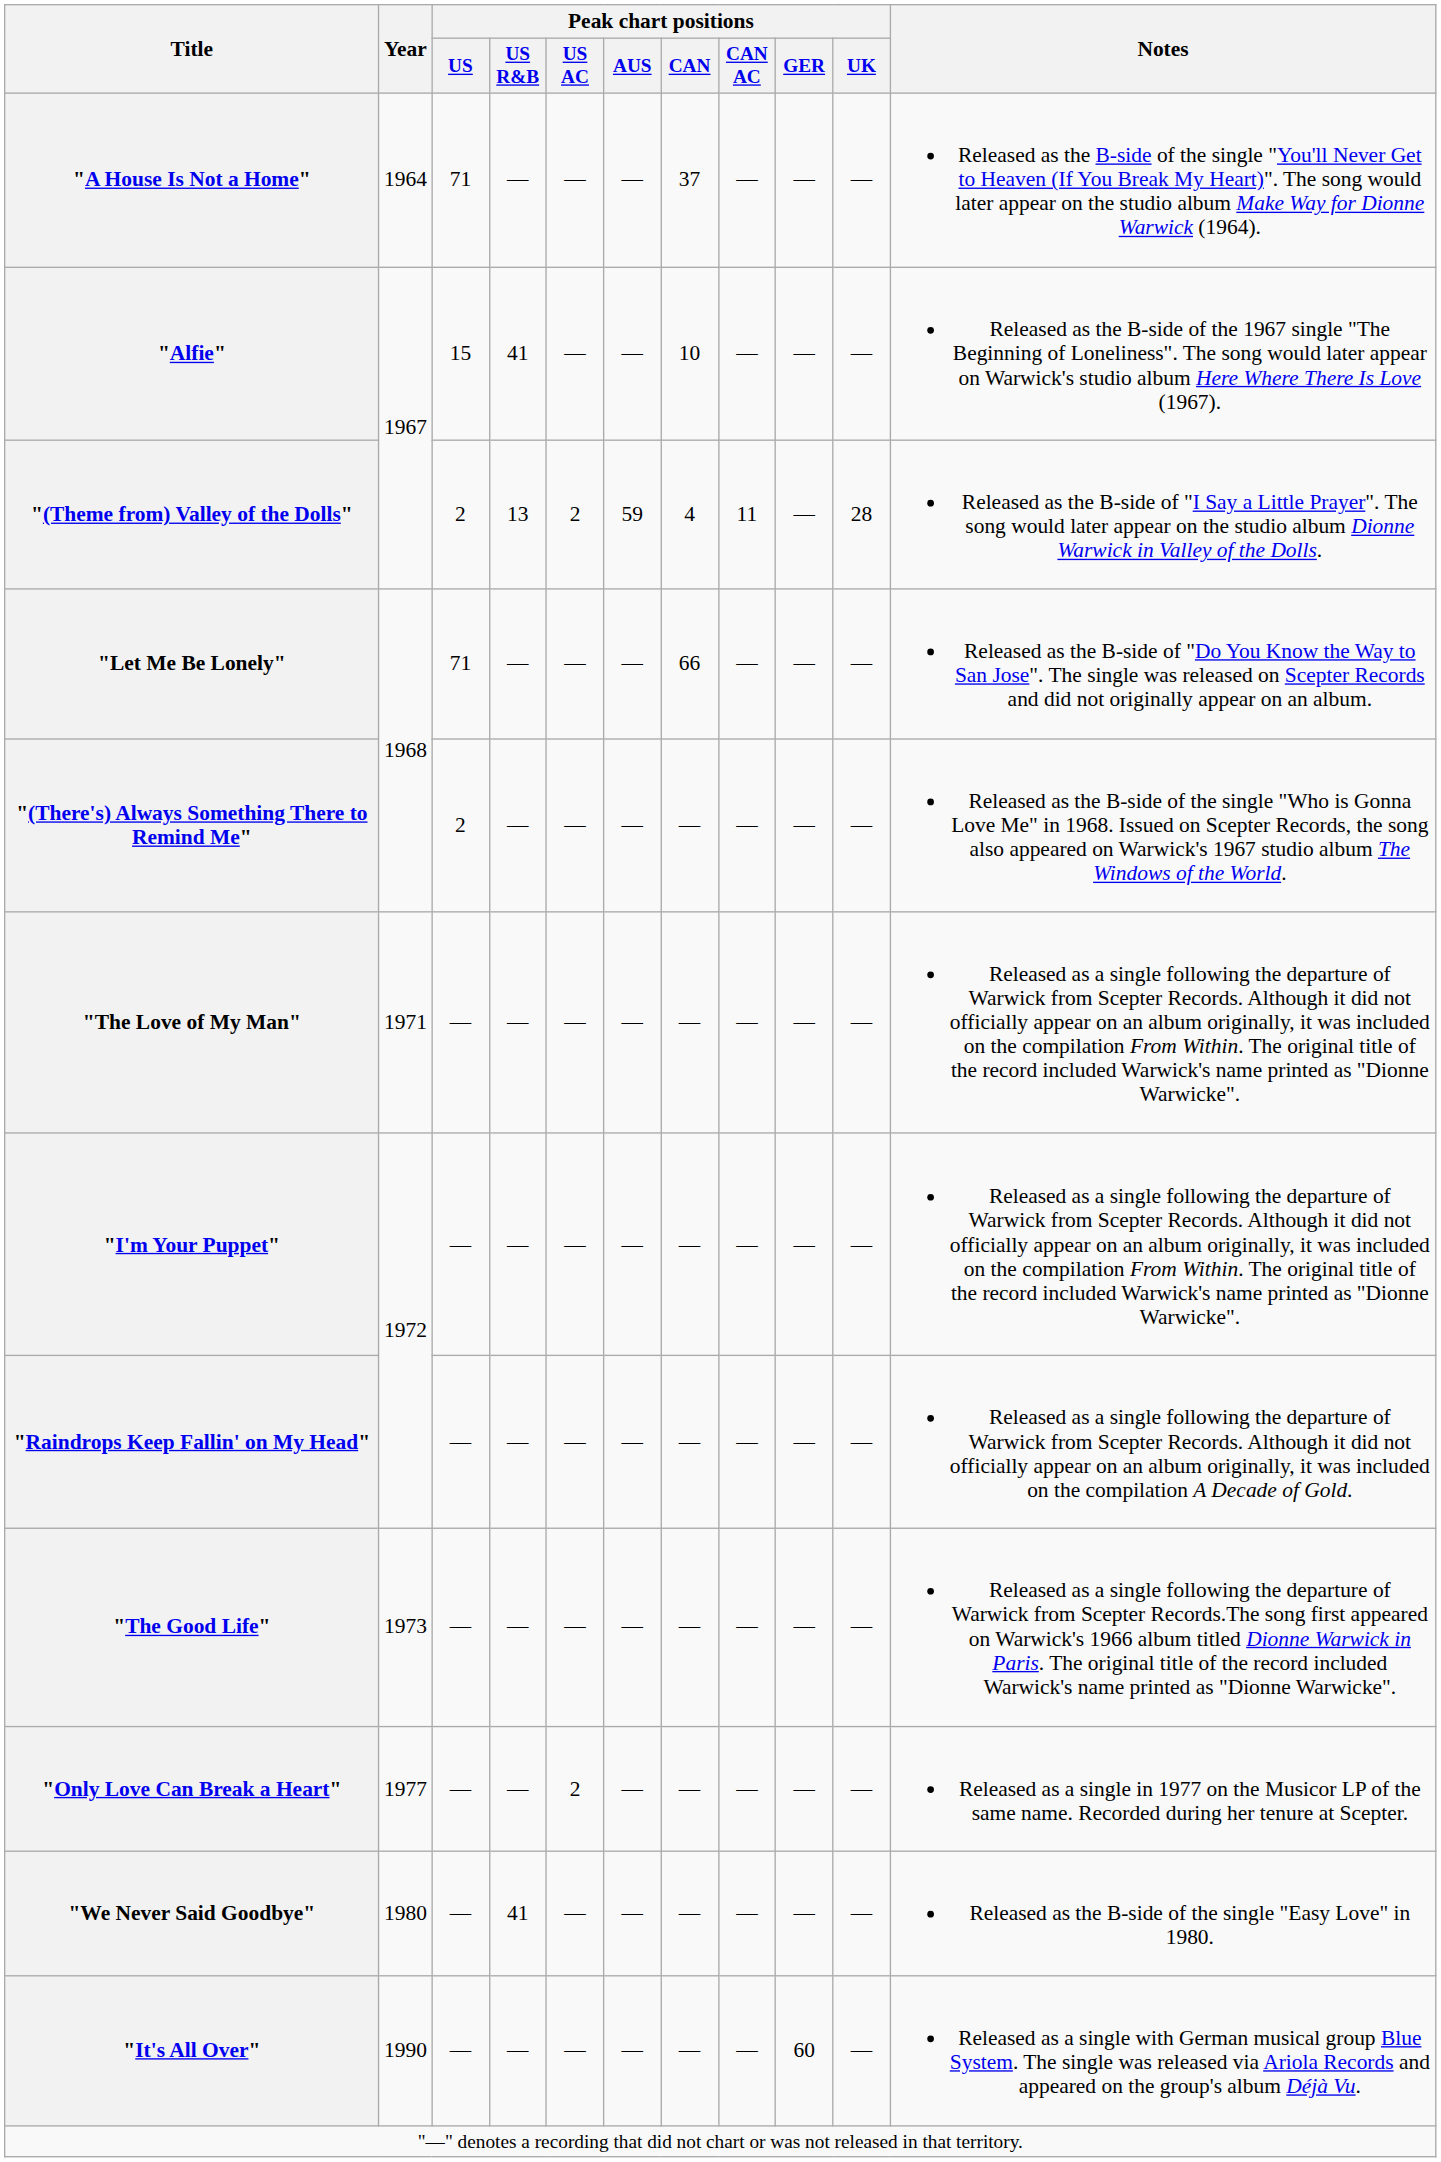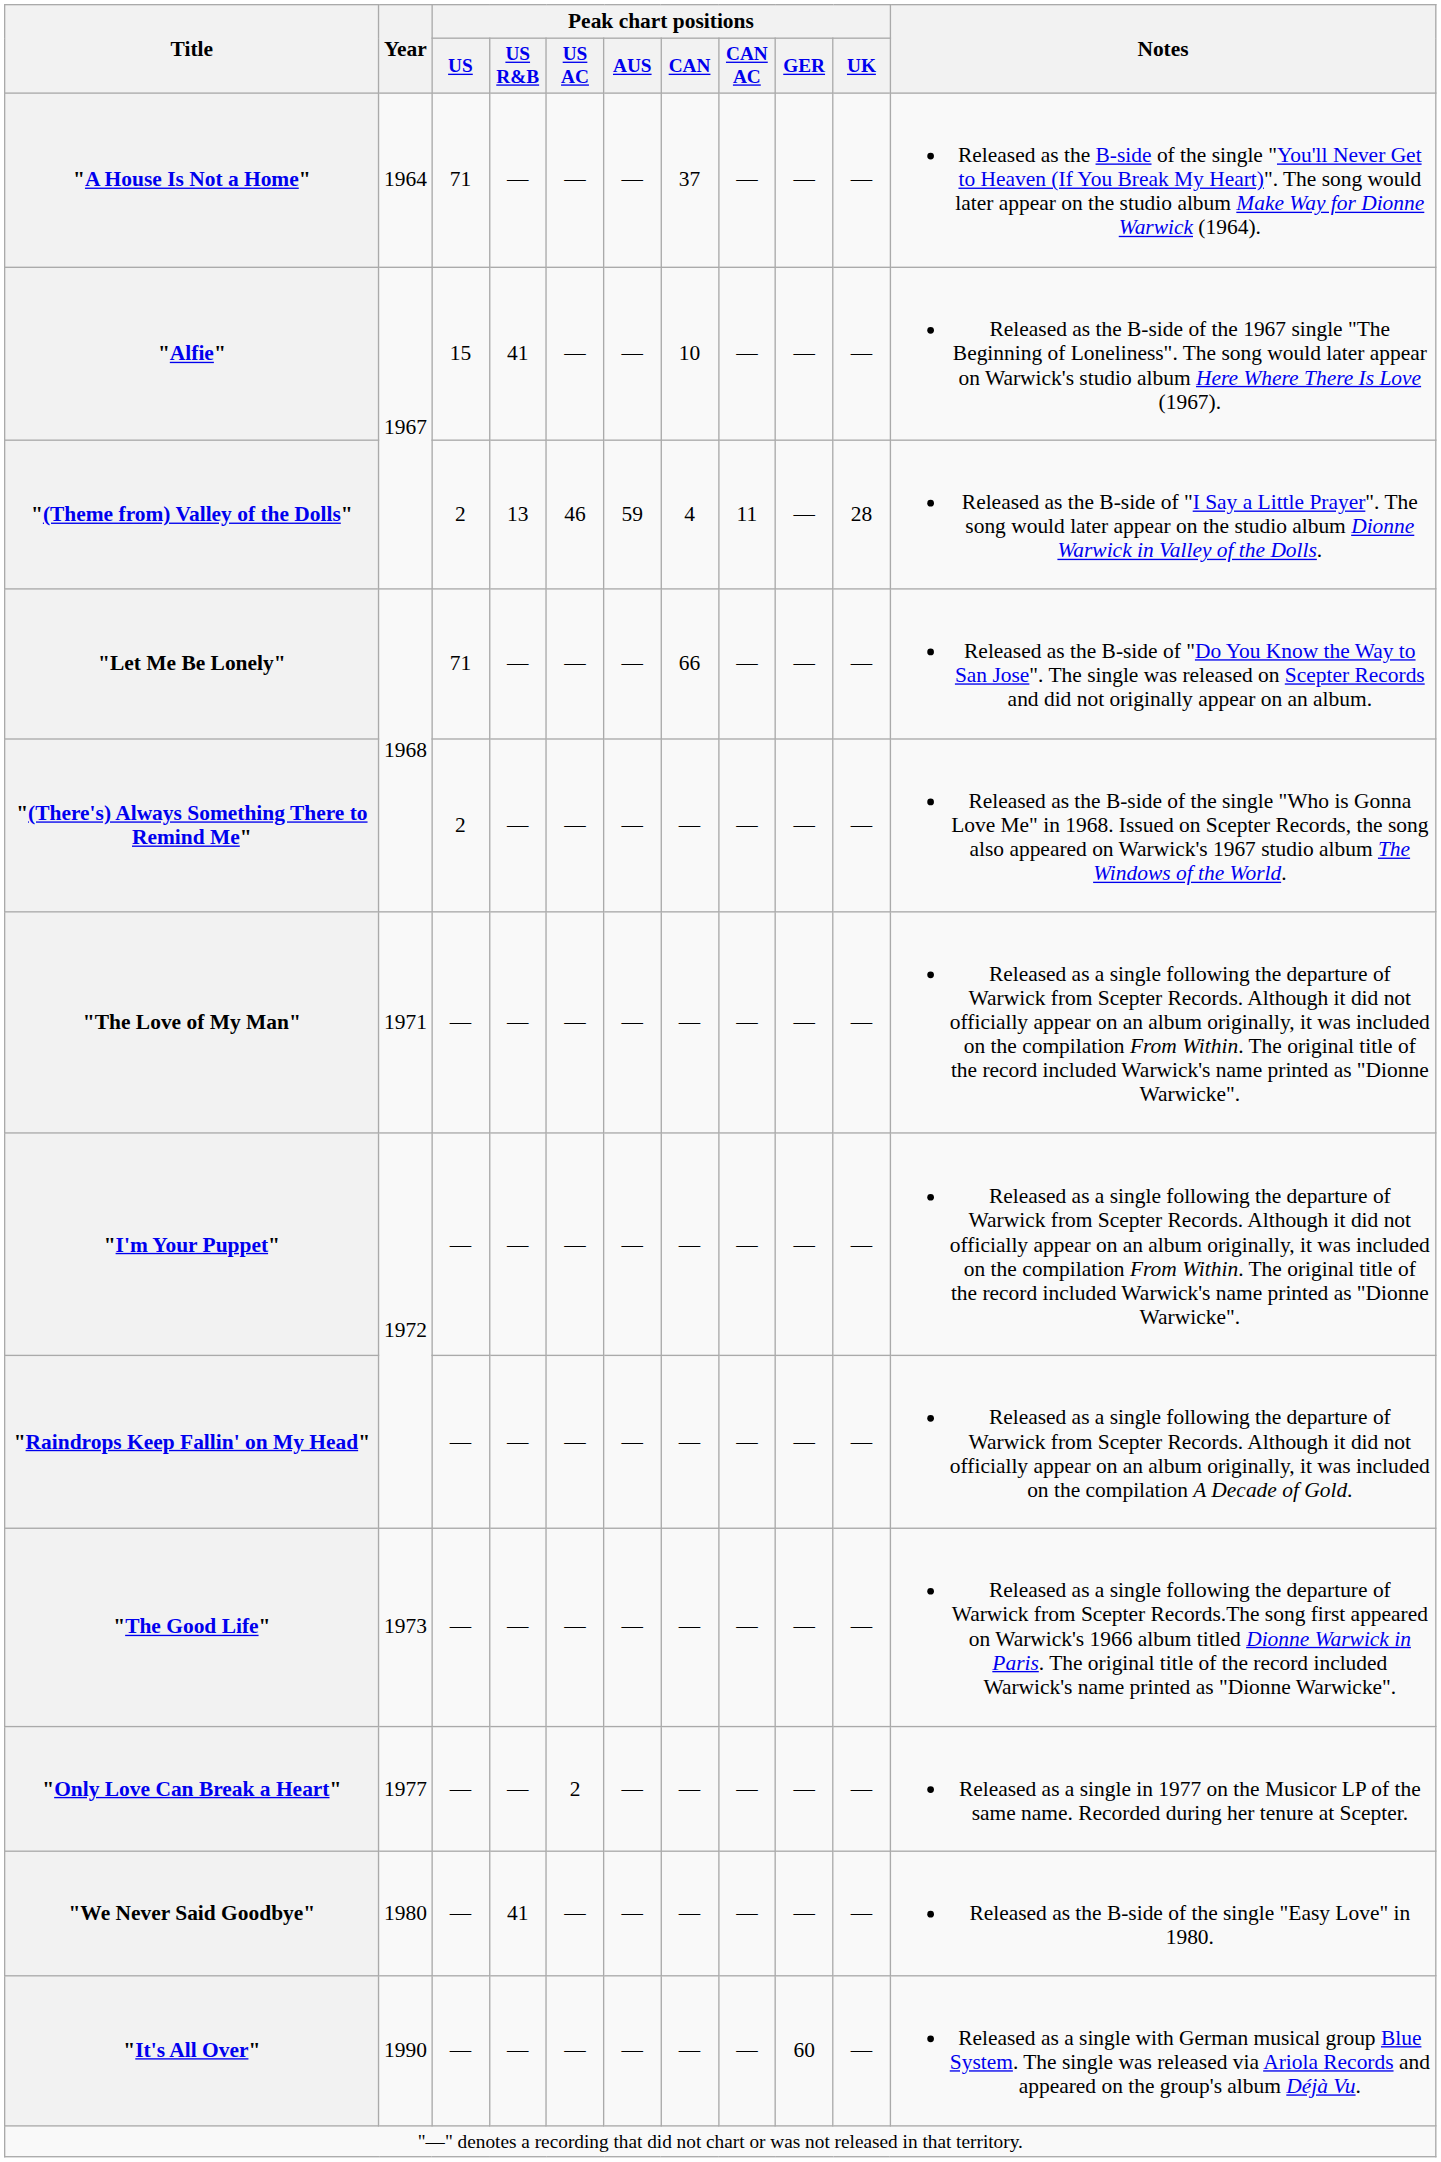(575, 514) 2 -> (575, 514) 46
